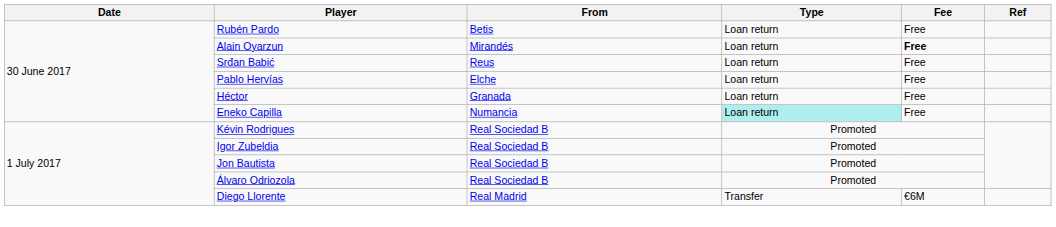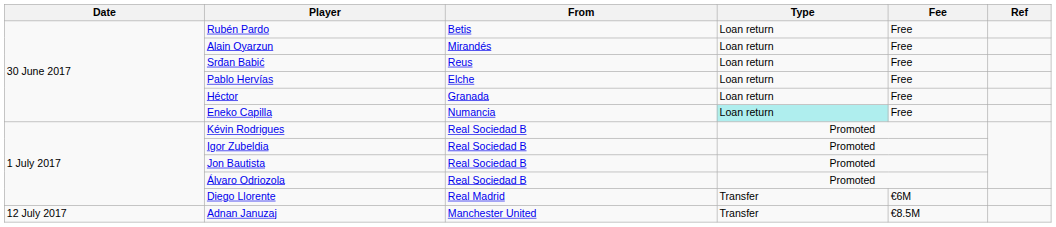(915, 46) bold -> (901, 46) normal
+ row: (242, 213)
